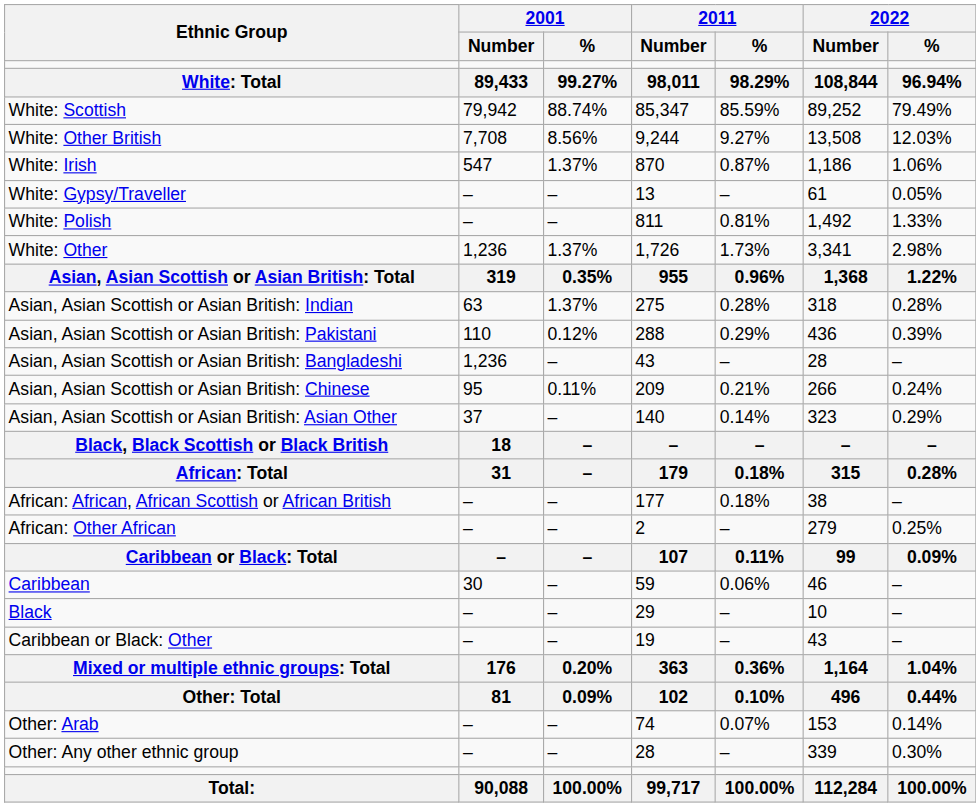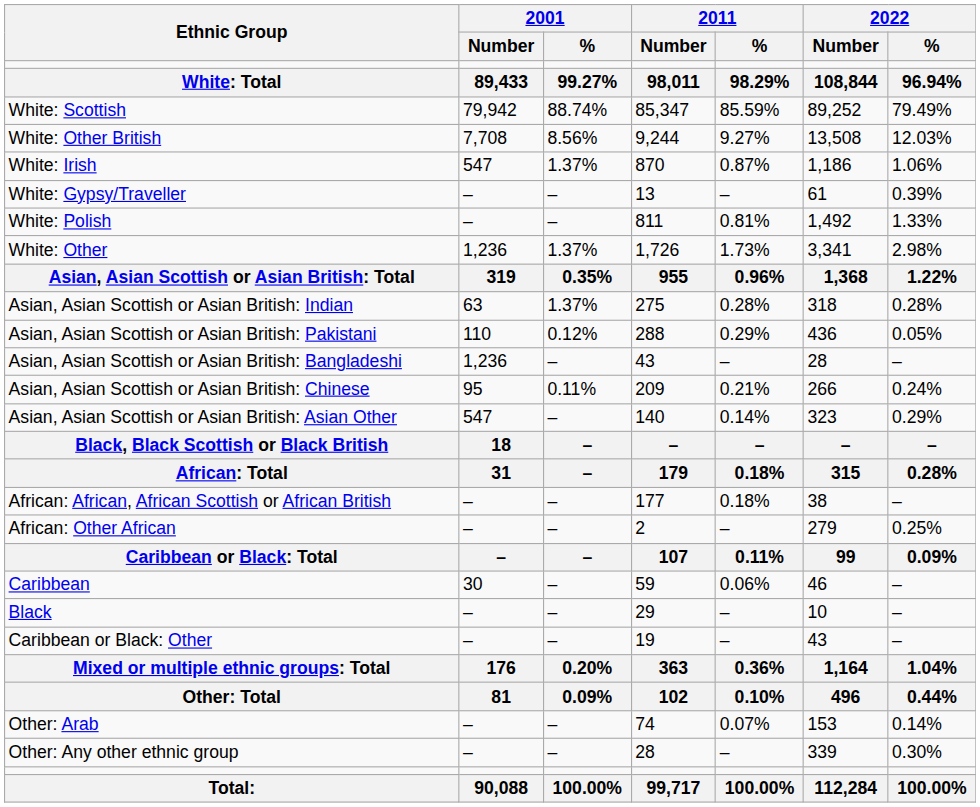(917, 194) 0.05% -> (917, 194) 0.39%
(917, 333) 0.39% -> (917, 333) 0.05%
(473, 417) 37 -> (478, 417) 547
